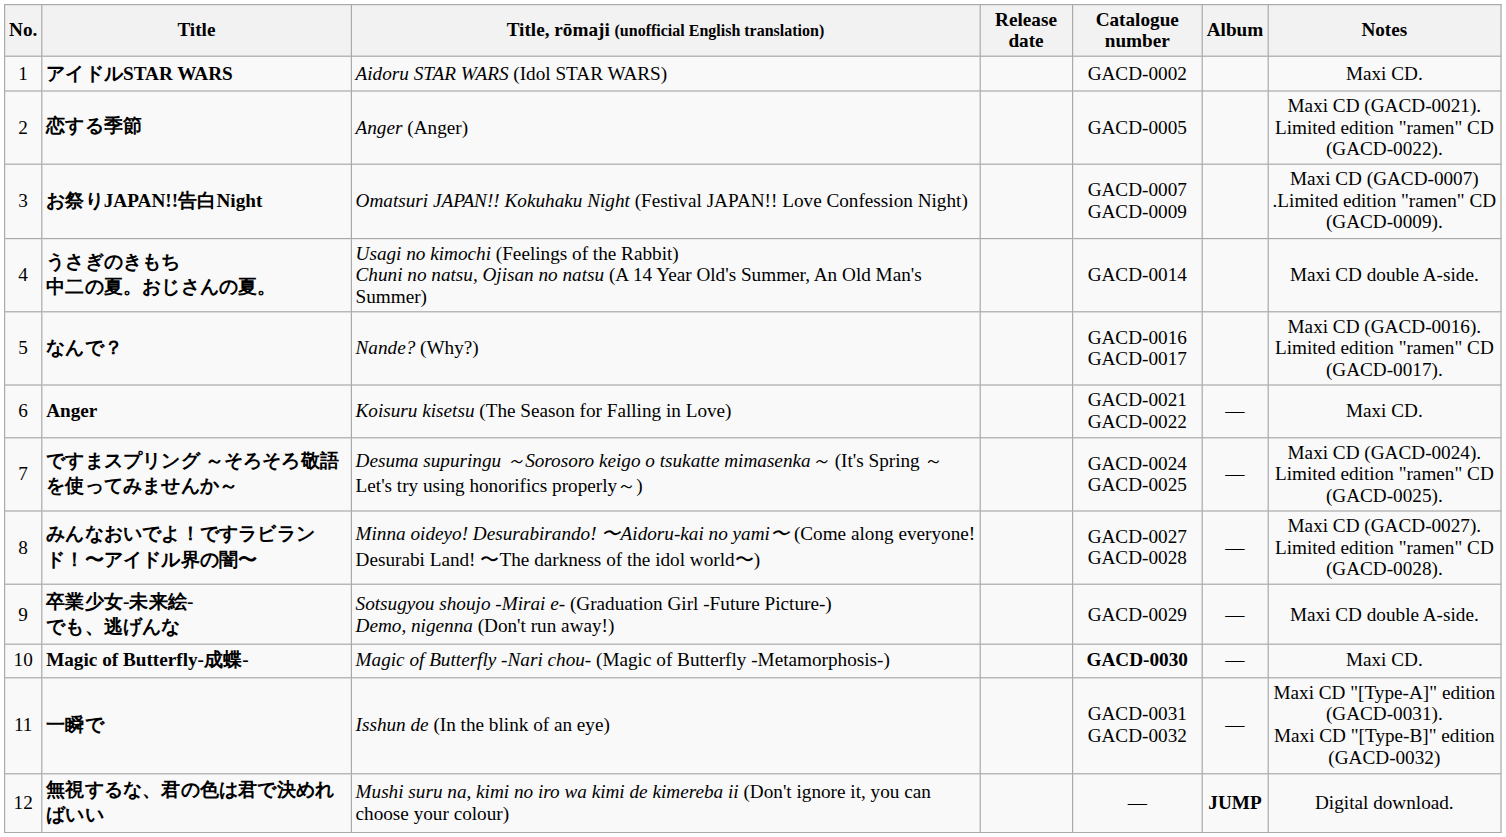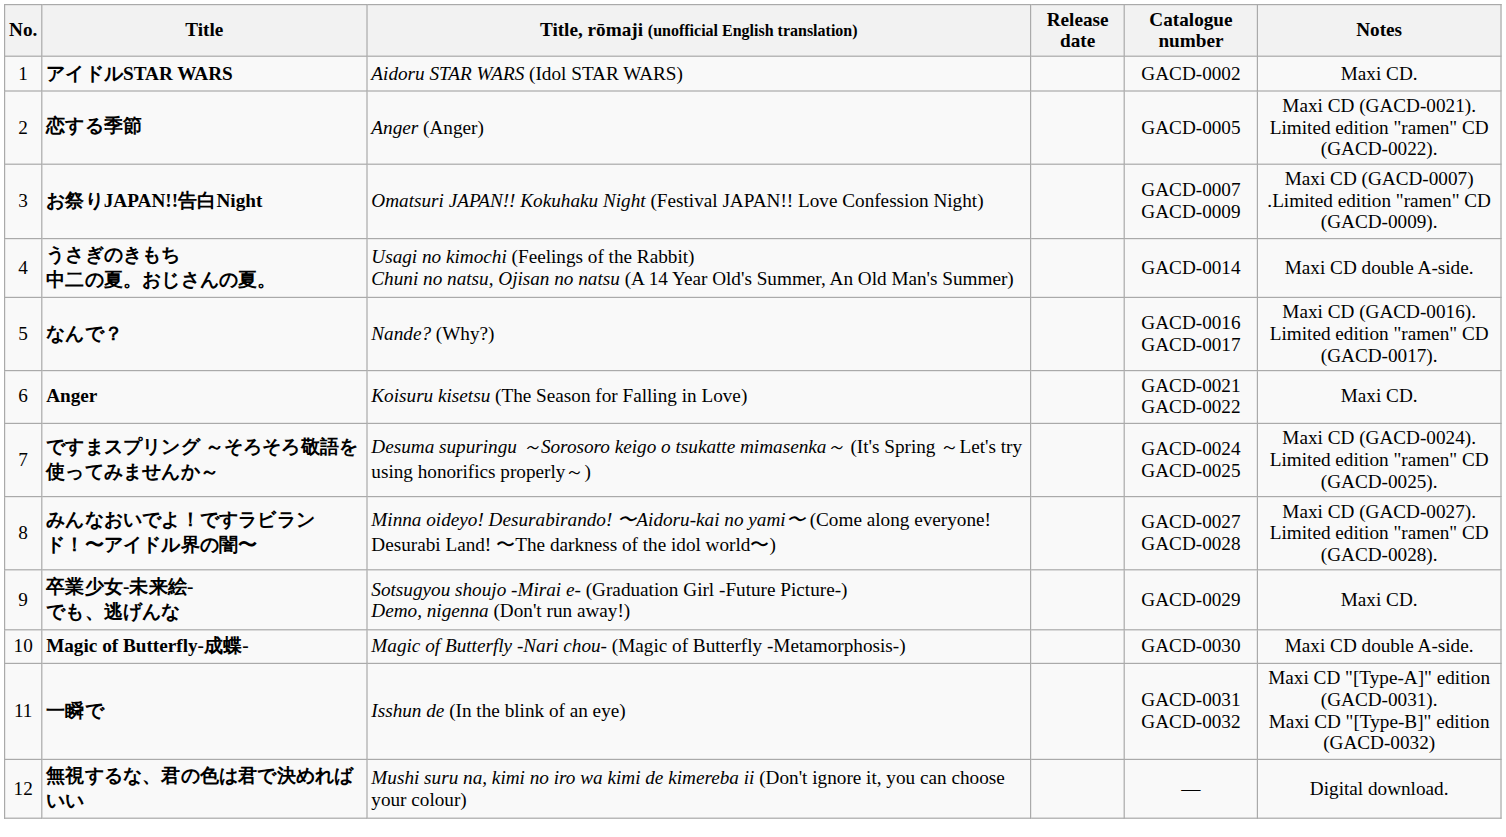- column: (1235, 30)
(1384, 614) Maxi CD double A-side. -> (1379, 599) Maxi CD.
(1137, 660) bold -> (1191, 646) normal
(1384, 660) Maxi CD. -> (1379, 646) Maxi CD double A-side.
